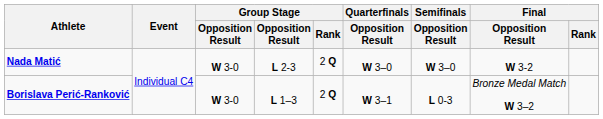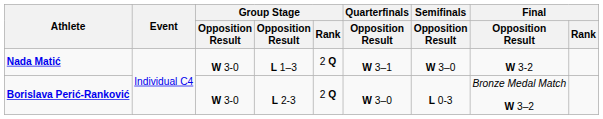(284, 68) L 2-3 -> (284, 68) L 1–3
(377, 68) W 3–0 -> (377, 68) W 3–1
(284, 101) L 1–3 -> (284, 101) L 2-3
(377, 101) W 3–1 -> (377, 101) W 3–0
